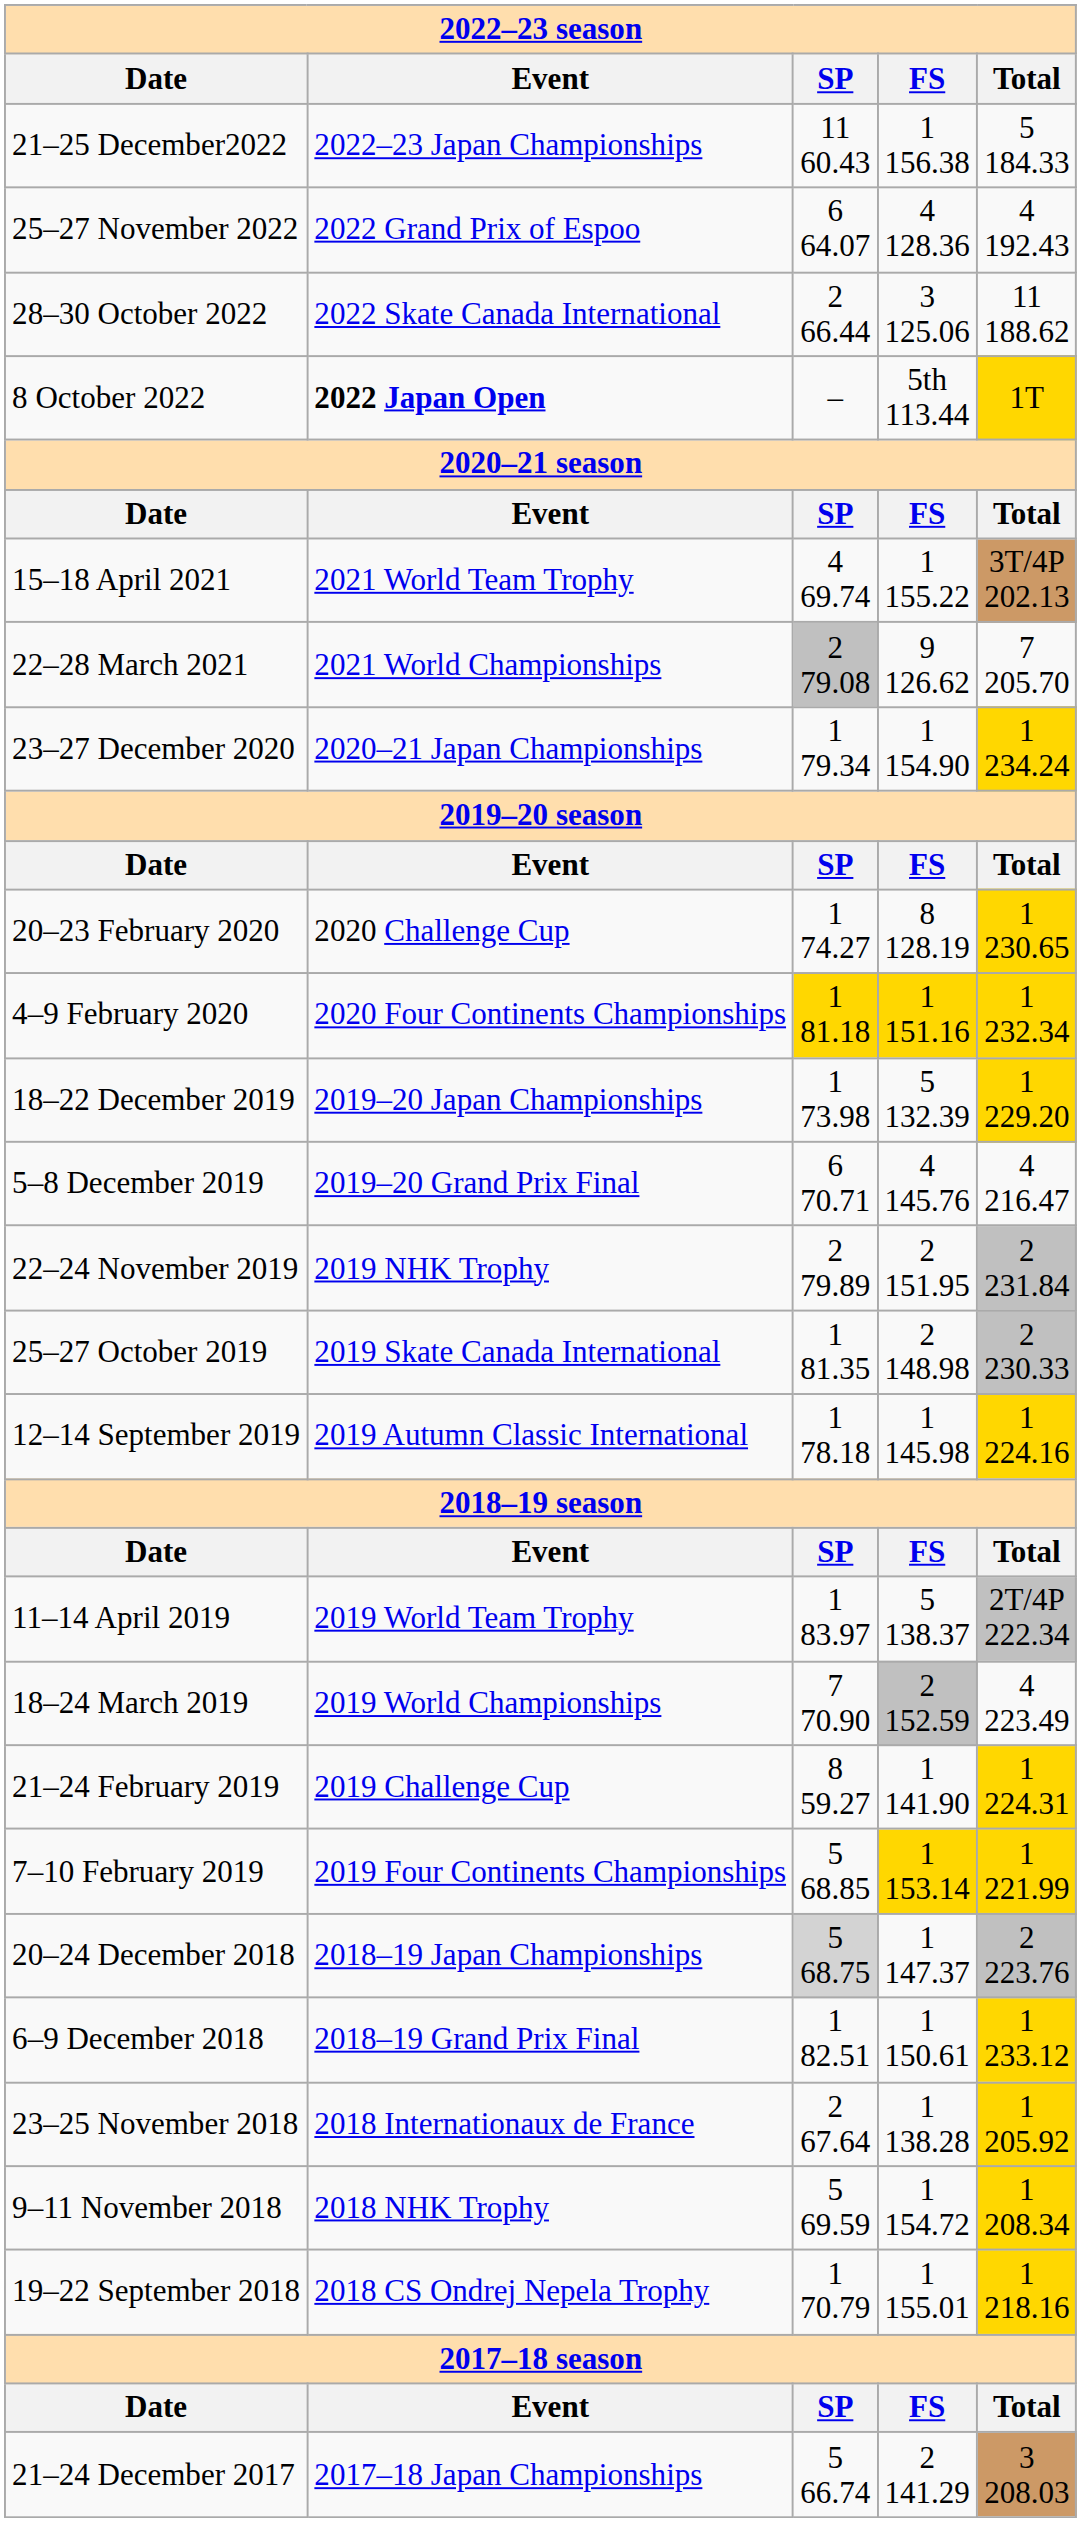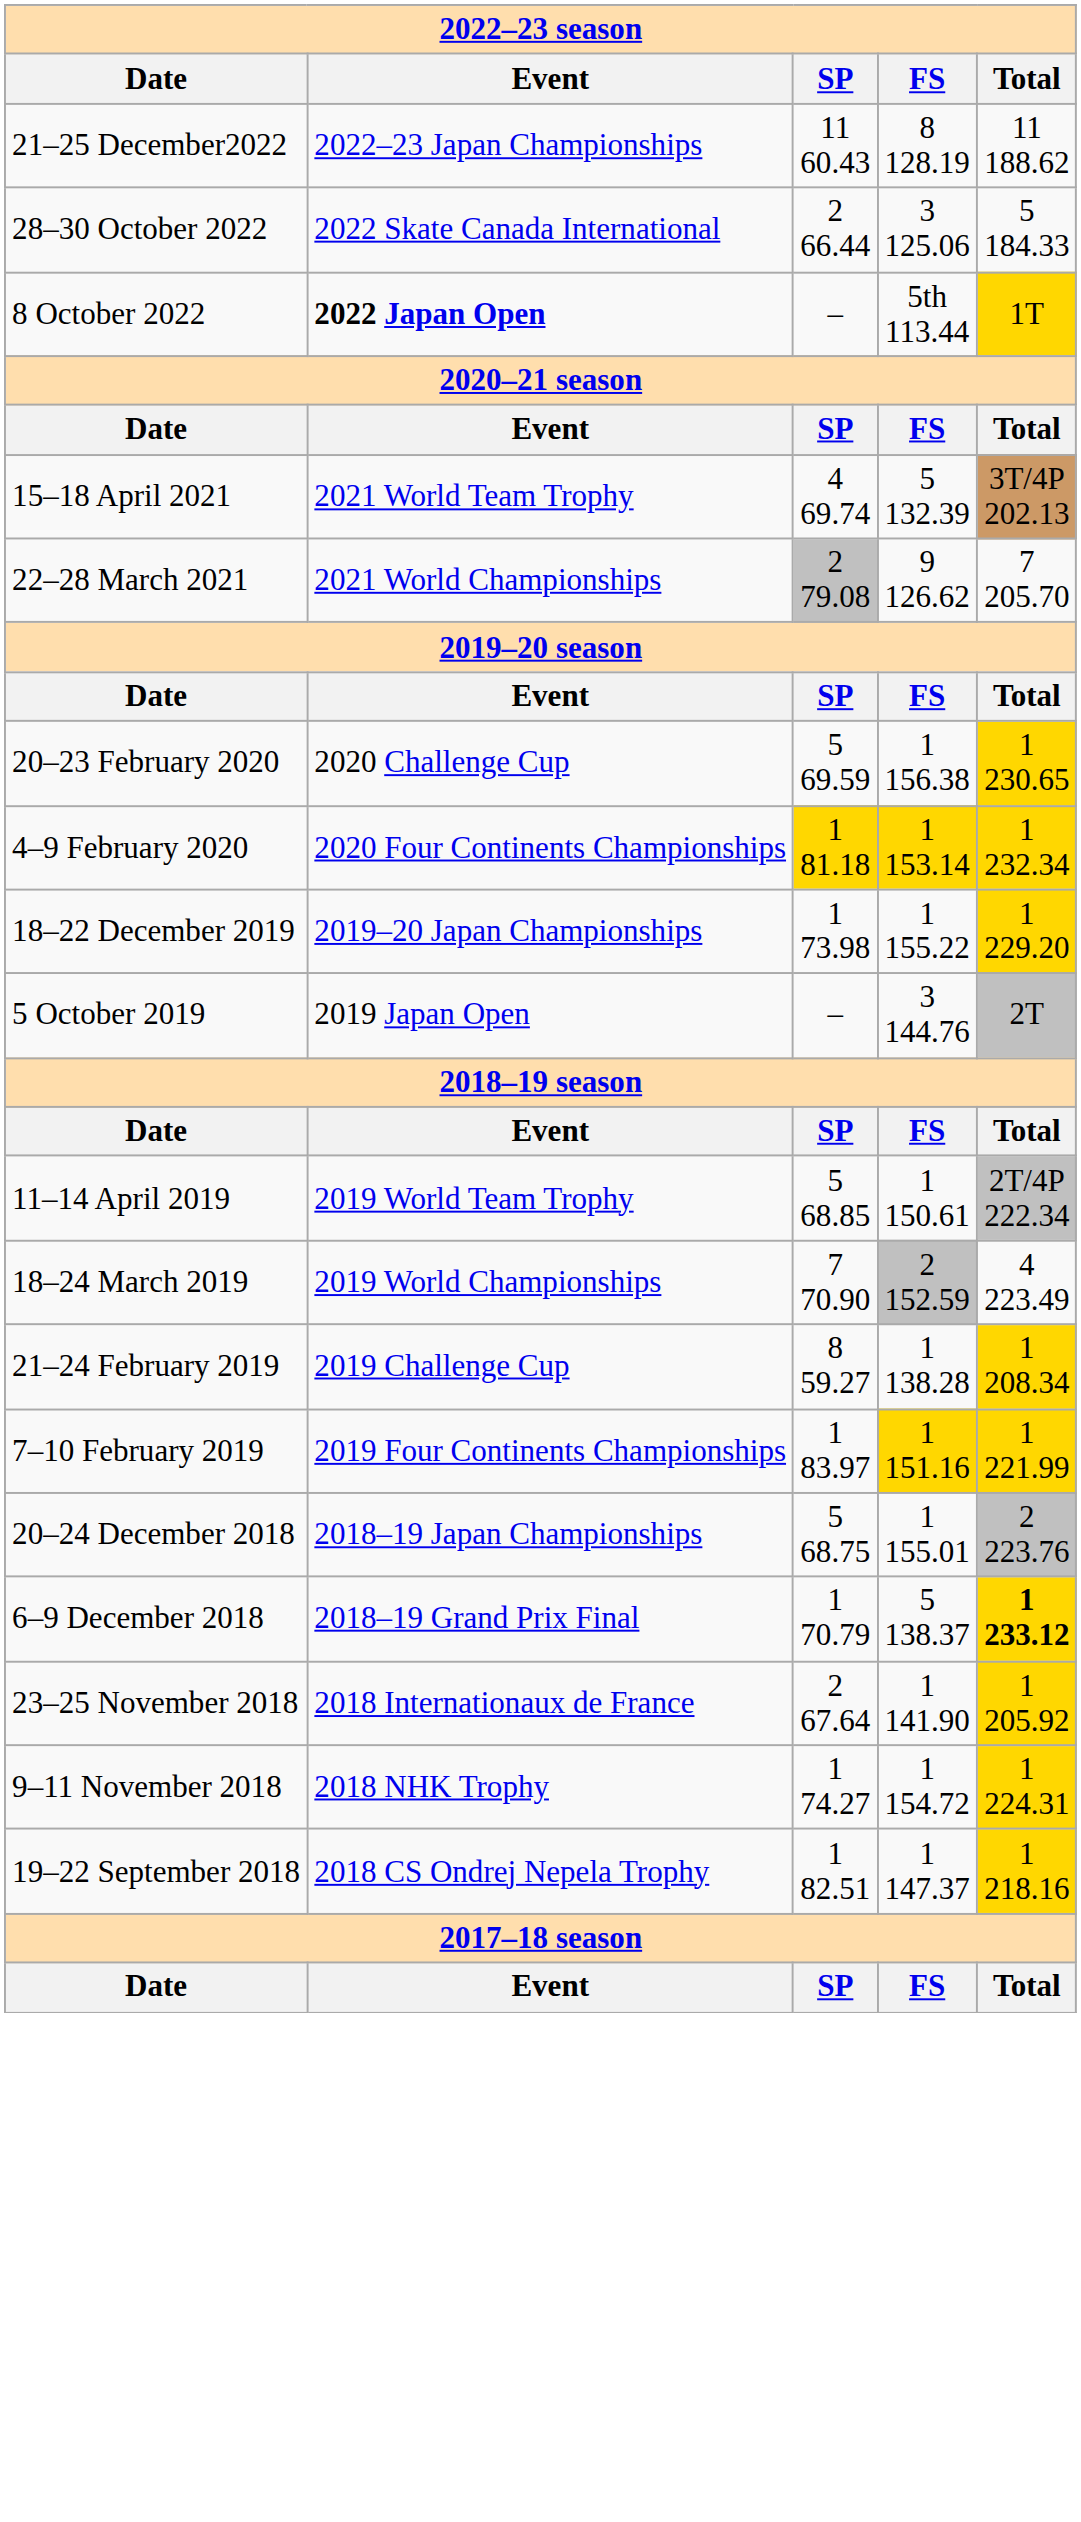(927, 145) 1 156.38 -> (927, 145) 8 128.19
(1027, 145) 5 184.33 -> (1027, 145) 11 188.62
- row: (155, 229)
(1027, 313) 11 188.62 -> (1027, 229) 5 184.33
(927, 580) 1 155.22 -> (927, 495) 5 132.39
- row: (153, 748)
(835, 930) 1 74.27 -> (835, 762) 5 69.59
(927, 930) 8 128.19 -> (927, 762) 1 156.38
(927, 1015) 1 151.16 -> (927, 846) 1 153.14
(927, 1099) 5 132.39 -> (927, 930) 1 155.22
- row: (138, 1183)
- row: (155, 1267)
- row: (140, 1351)
+ row: (109, 1015)
- row: (156, 1435)
(835, 1618) 1 83.97 -> (835, 1197) 5 68.85
(927, 1618) 5 138.37 -> (927, 1197) 1 150.61
(927, 1786) 1 141.90 -> (927, 1366) 1 138.28
(1027, 1786) 1 224.31 -> (1027, 1366) 1 208.34
(835, 1870) 5 68.85 -> (835, 1450) 1 83.97
(927, 1870) 1 153.14 -> (927, 1450) 1 151.16
(835, 1955) lightgrey background -> (835, 1534) no background
(927, 1955) 1 147.37 -> (927, 1534) 1 155.01
(835, 2039) 1 82.51 -> (835, 1618) 1 70.79
(927, 2039) 1 150.61 -> (927, 1618) 5 138.37
(1027, 2039) normal -> (1027, 1618) bold
(927, 2123) 1 138.28 -> (927, 1702) 1 141.90
(835, 2207) 5 69.59 -> (835, 1786) 1 74.27
(1027, 2207) 1 208.34 -> (1027, 1786) 1 224.31
(835, 2291) 1 70.79 -> (835, 1870) 1 82.51
(927, 2291) 1 155.01 -> (927, 1870) 1 147.37
- row: (153, 2474)
